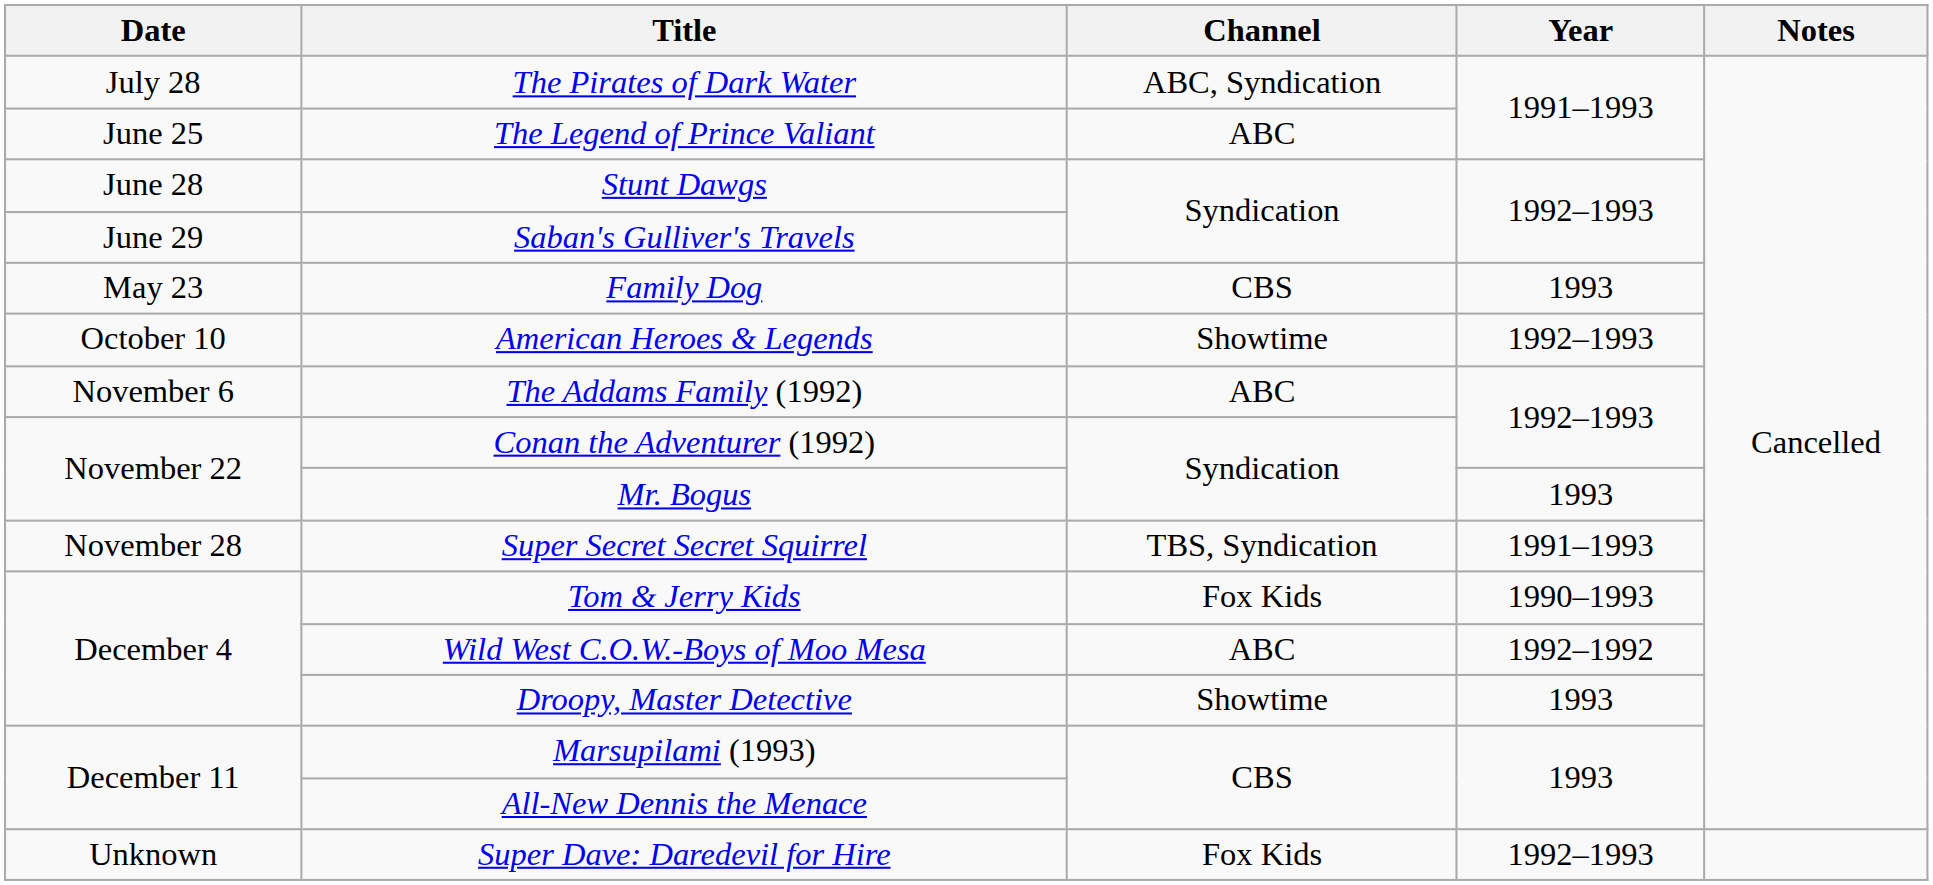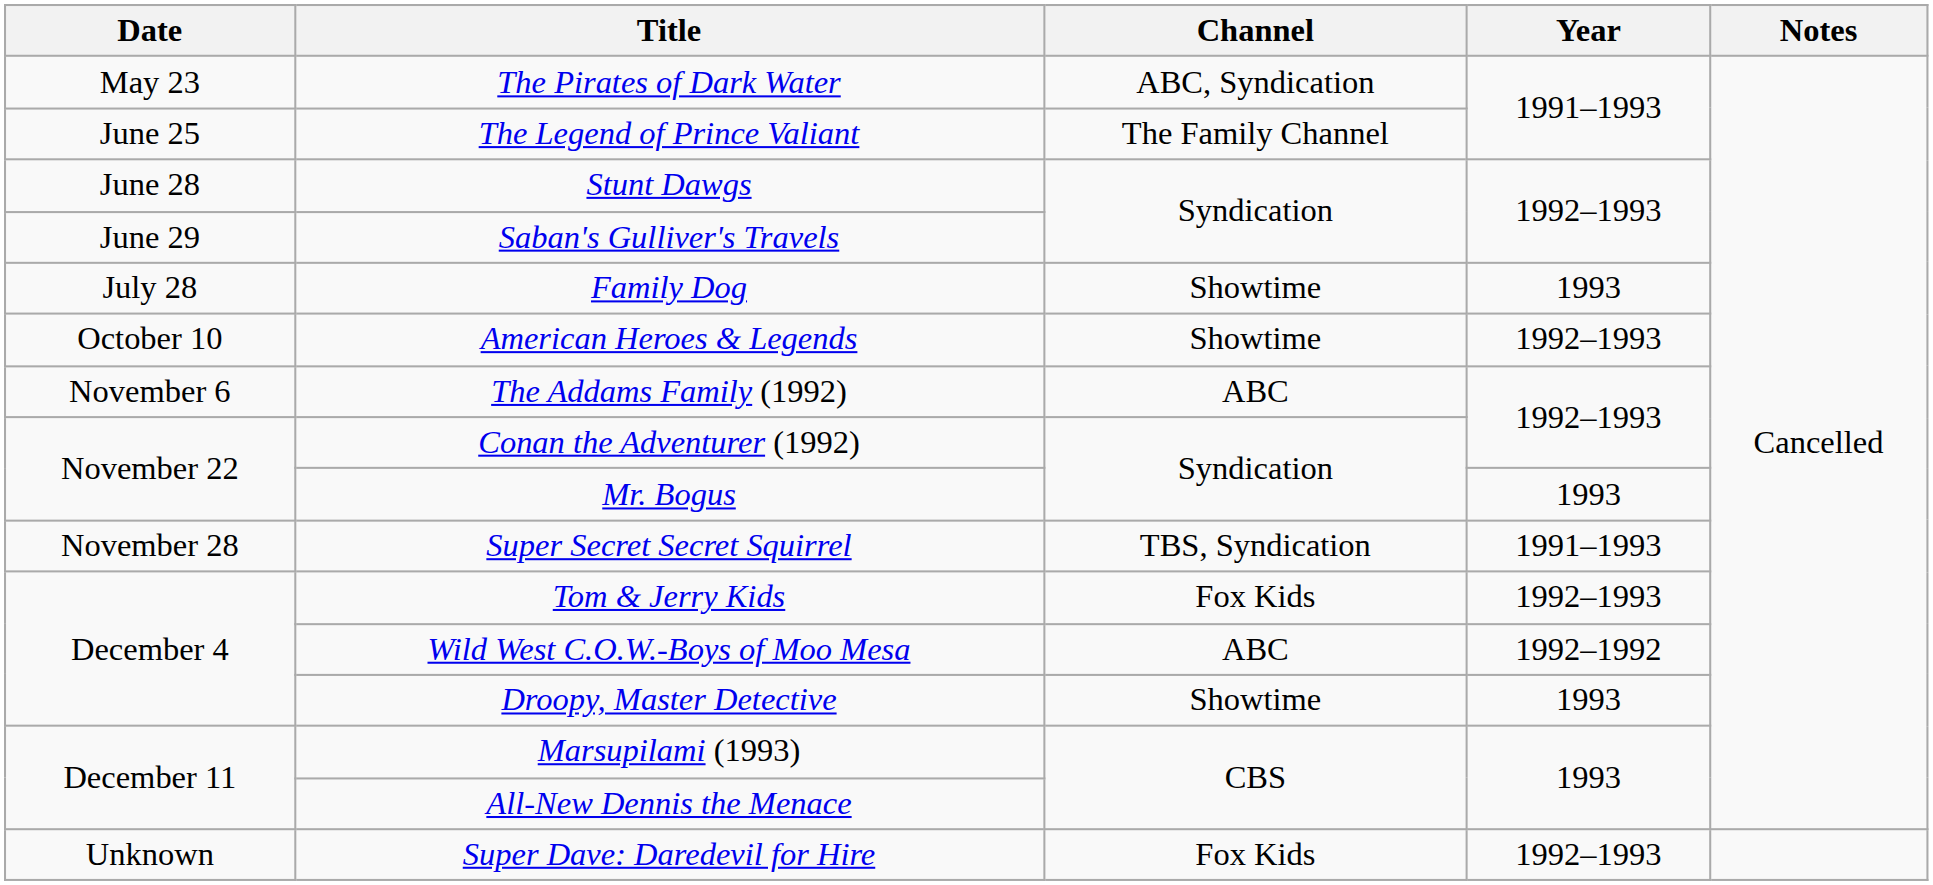(153, 81) July 28 -> (150, 81) May 23
(1262, 133) ABC -> (1255, 133) The Family Channel
(153, 287) May 23 -> (150, 287) July 28
(1262, 287) CBS -> (1255, 287) Showtime
(1581, 596) 1990–1993 -> (1588, 596) 1992–1993
